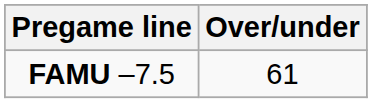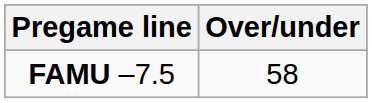(282, 73) 61 -> (282, 73) 58
